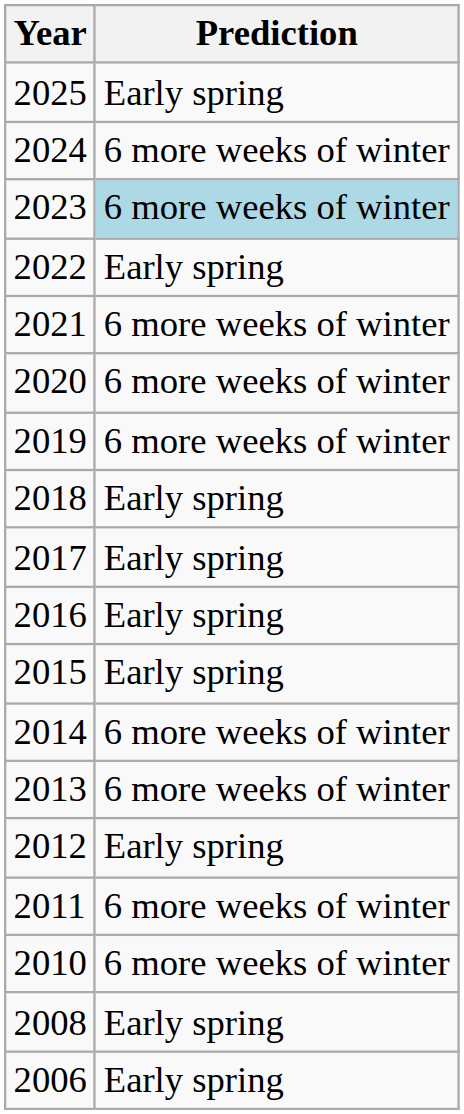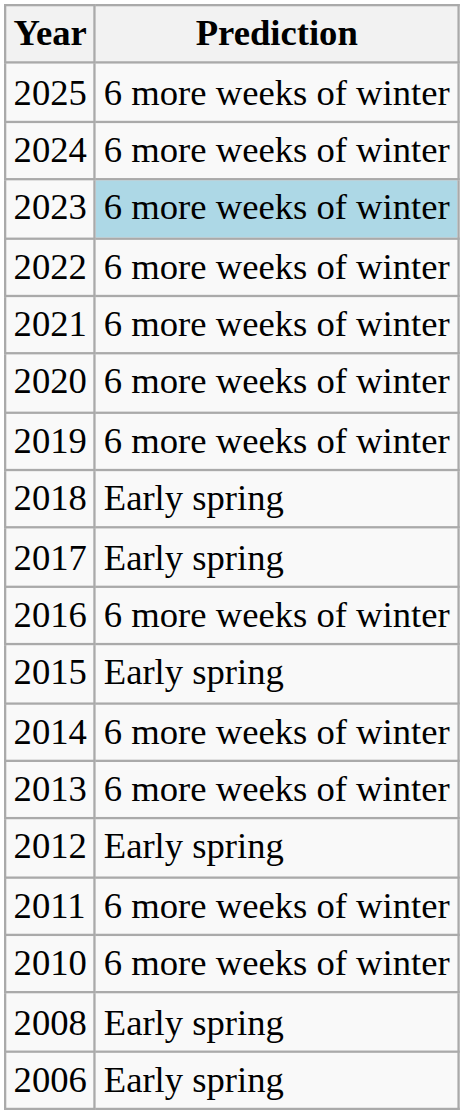(194, 91) Early spring -> (277, 91) 6 more weeks of winter
(194, 265) Early spring -> (277, 265) 6 more weeks of winter
(194, 614) Early spring -> (277, 614) 6 more weeks of winter
